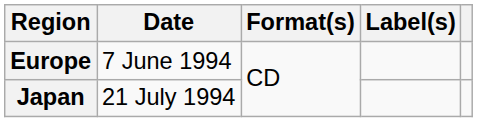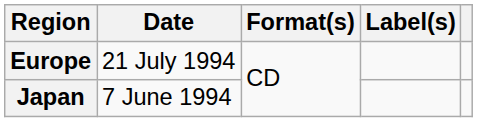(167, 60) 7 June 1994 -> (169, 60) 21 July 1994
(169, 97) 21 July 1994 -> (167, 97) 7 June 1994
